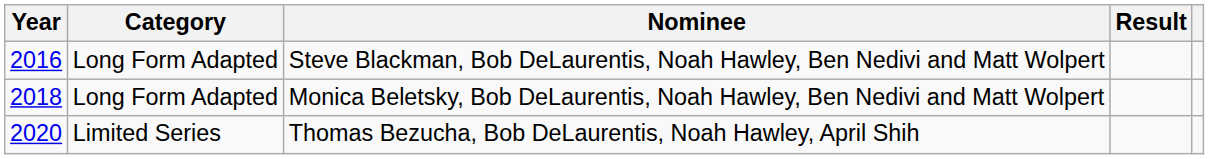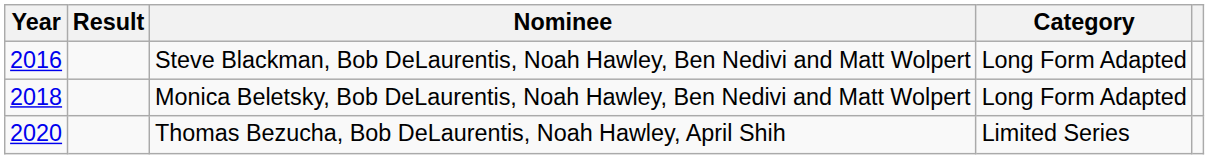columns swapped: (175, 23) <-> (1151, 23)
